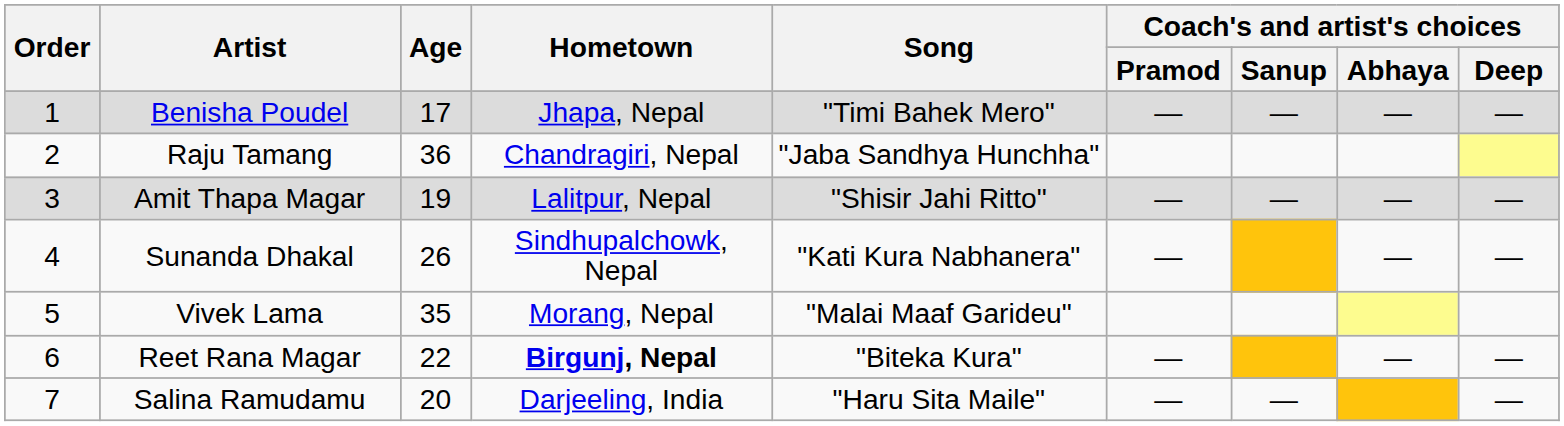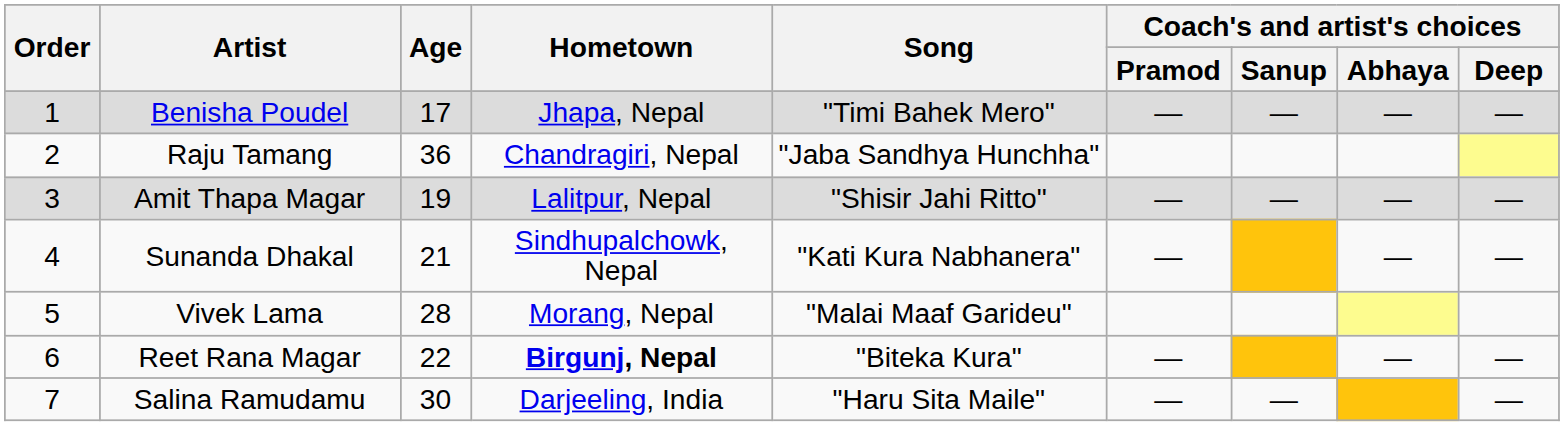(435, 256) 26 -> (435, 256) 21
(435, 314) 35 -> (435, 314) 28
(435, 399) 20 -> (435, 399) 30
